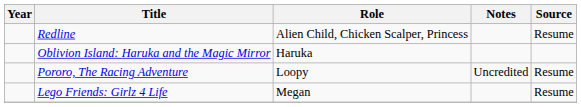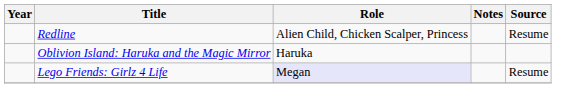- row: (113, 72)
(293, 92) no background -> (293, 72) lavender background
